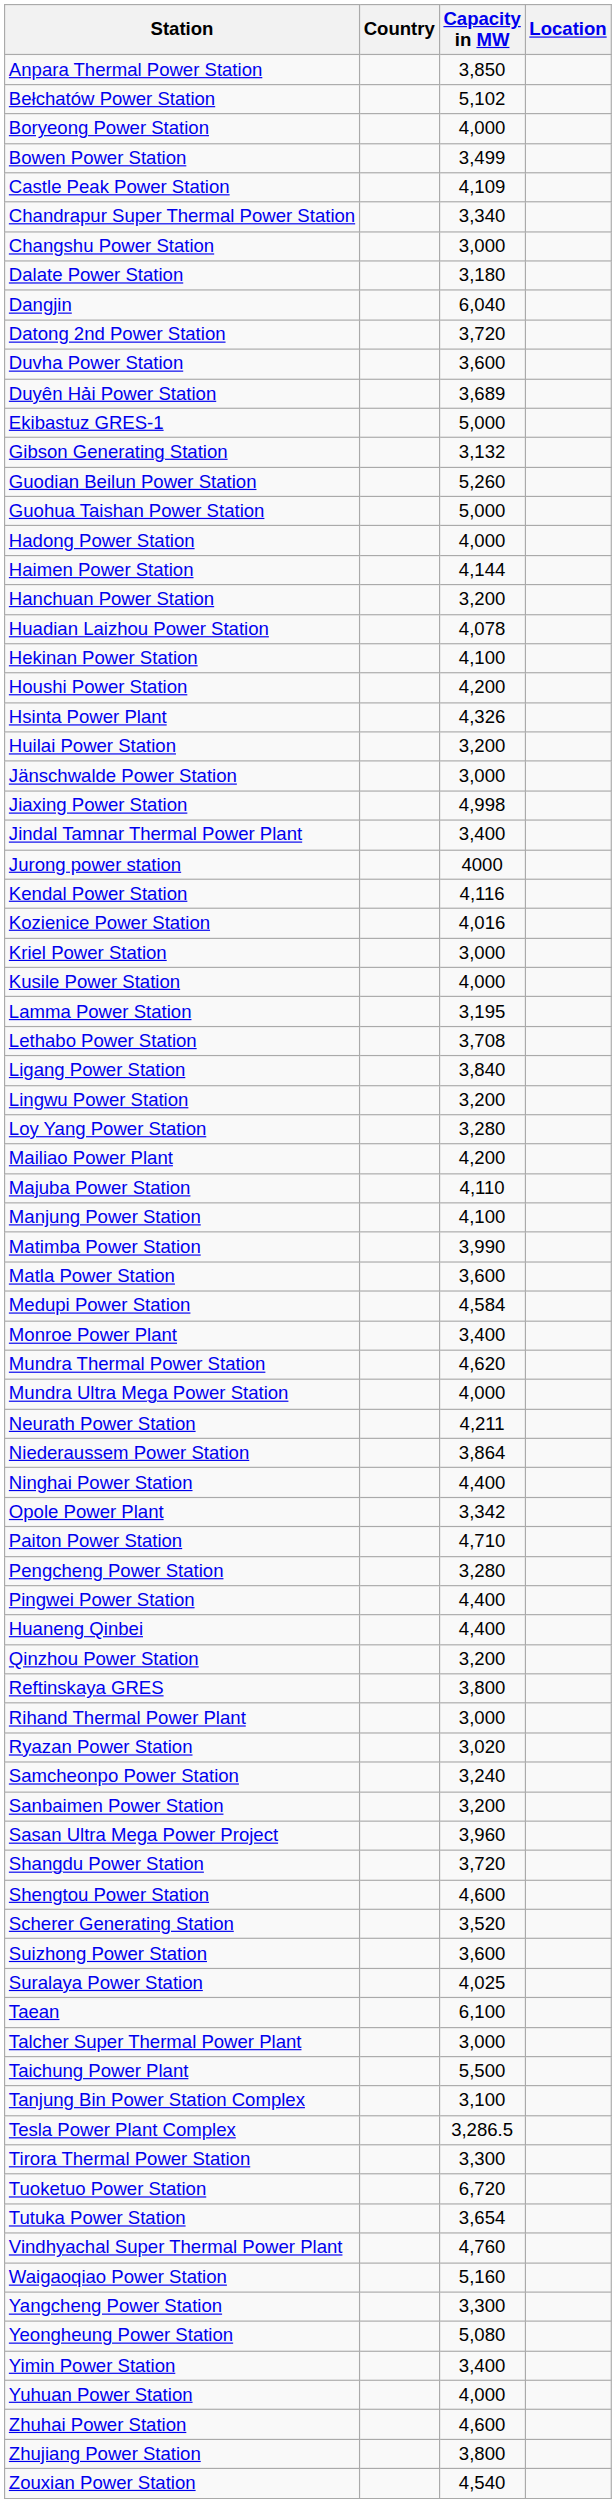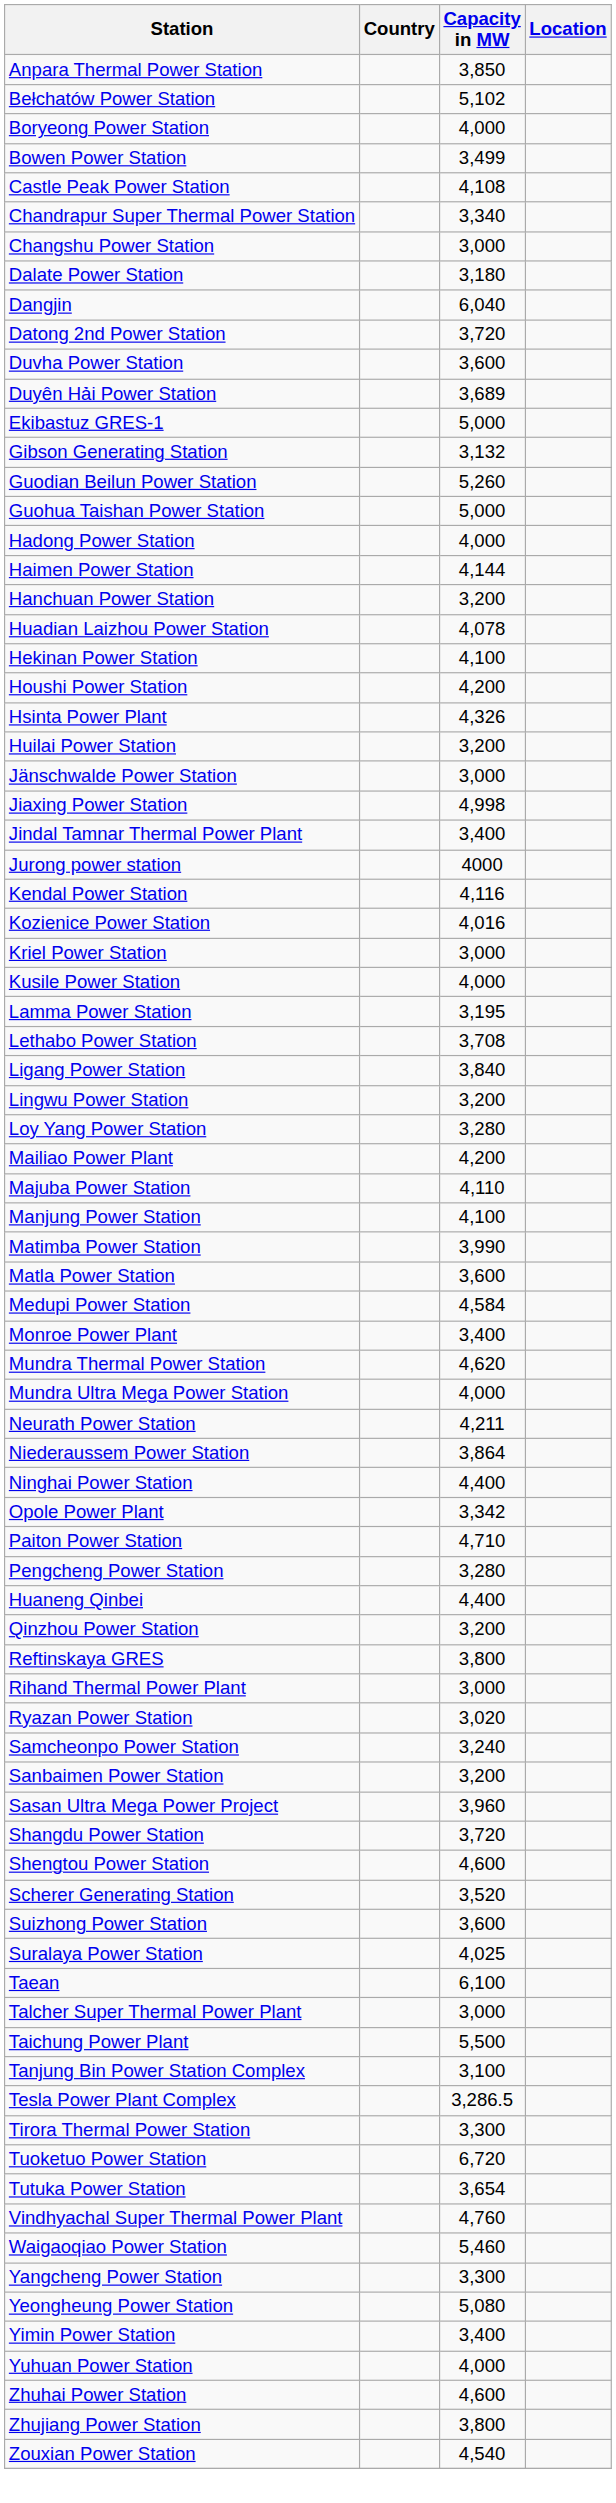(482, 187) 4,109 -> (482, 187) 4,108
- row: (102, 1600)
(482, 2277) 5,160 -> (482, 2247) 5,460
